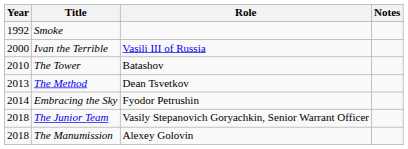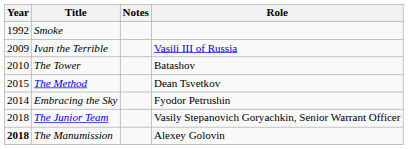columns swapped: (246, 13) <-> (387, 13)
(18, 48) 2000 -> (18, 48) 2009
(18, 83) 2013 -> (18, 83) 2015
(18, 135) normal -> (18, 135) bold
